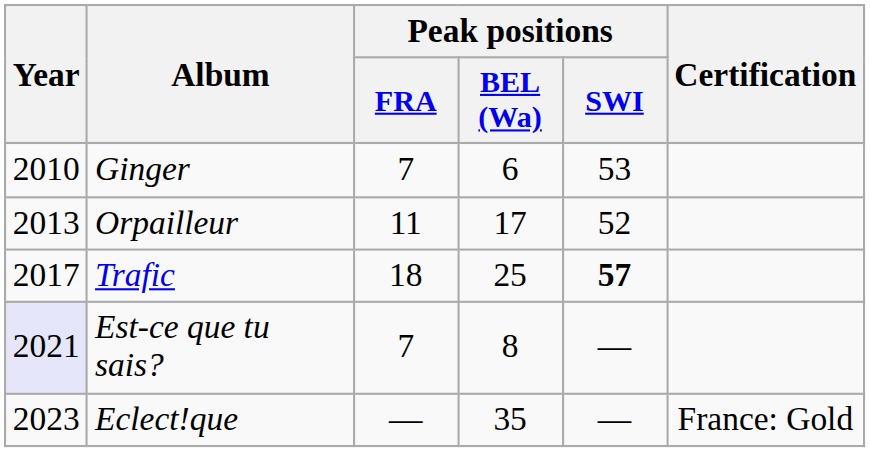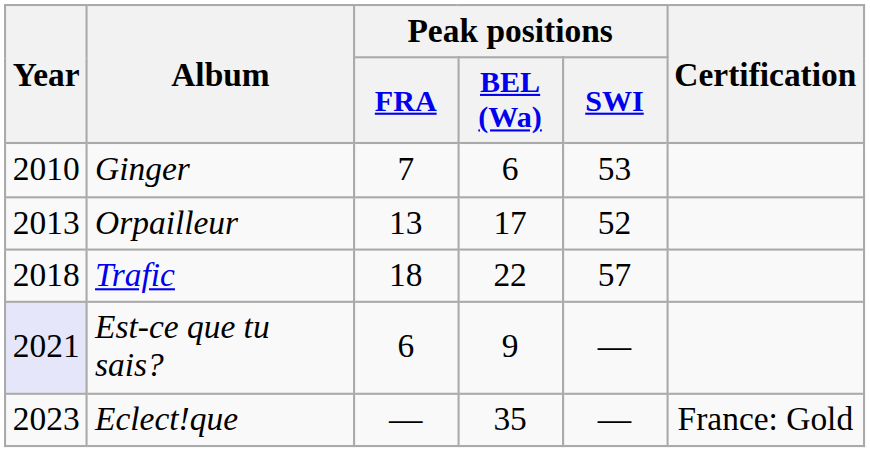(406, 222) 11 -> (406, 222) 13
(46, 275) 2017 -> (46, 275) 2018
(510, 275) 25 -> (510, 275) 22
(614, 275) bold -> (614, 275) normal
(406, 347) 7 -> (406, 347) 6
(510, 347) 8 -> (510, 347) 9
